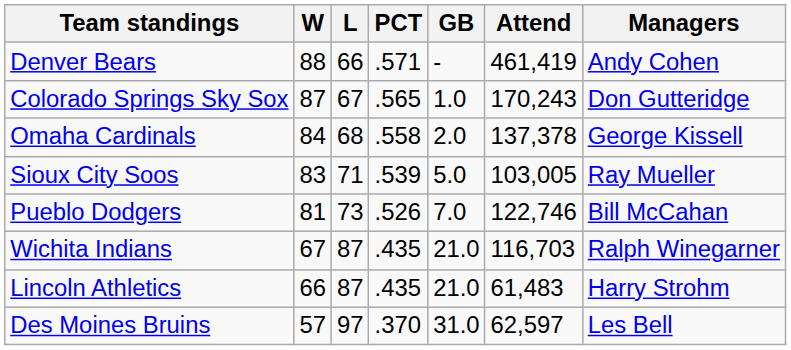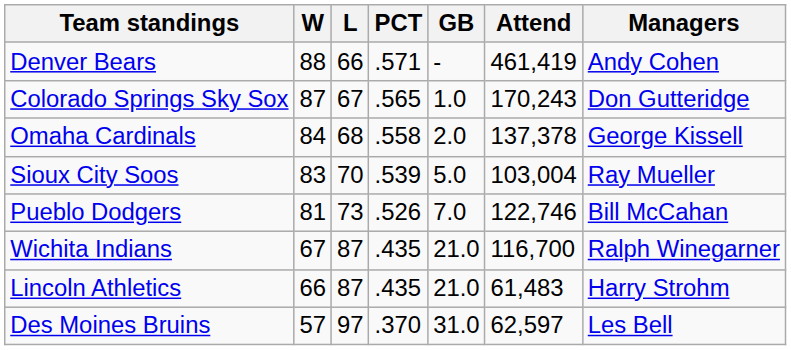(350, 174) 71 -> (350, 174) 70
(534, 174) 103,005 -> (534, 174) 103,004
(533, 250) 116,703 -> (533, 250) 116,700
